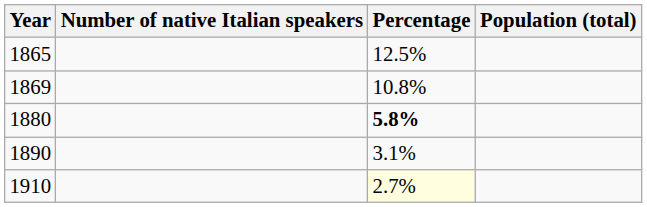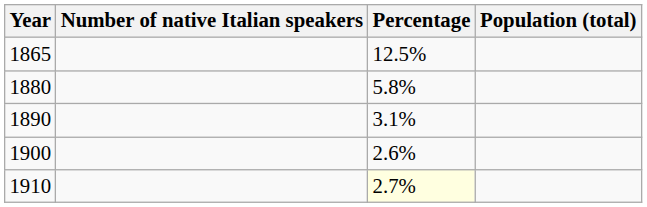- row: (30, 86)
(396, 119) bold -> (394, 86) normal
+ row: (30, 152)
